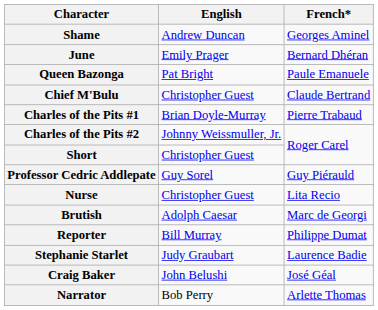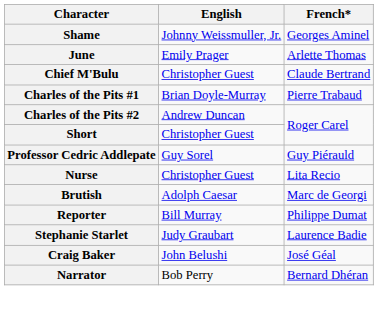(203, 34) Andrew Duncan -> (221, 34) Johnny Weissmuller, Jr.
(328, 54) Bernard Dhéran -> (326, 54) Arlette Thomas
- row: (81, 74)
(221, 134) Johnny Weissmuller, Jr. -> (203, 114) Andrew Duncan
(326, 295) Arlette Thomas -> (328, 275) Bernard Dhéran
